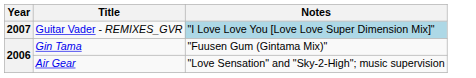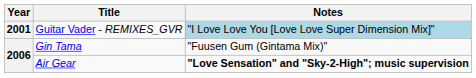(19, 30) 2007 -> (19, 30) 2001
(316, 64) normal -> (328, 64) bold
